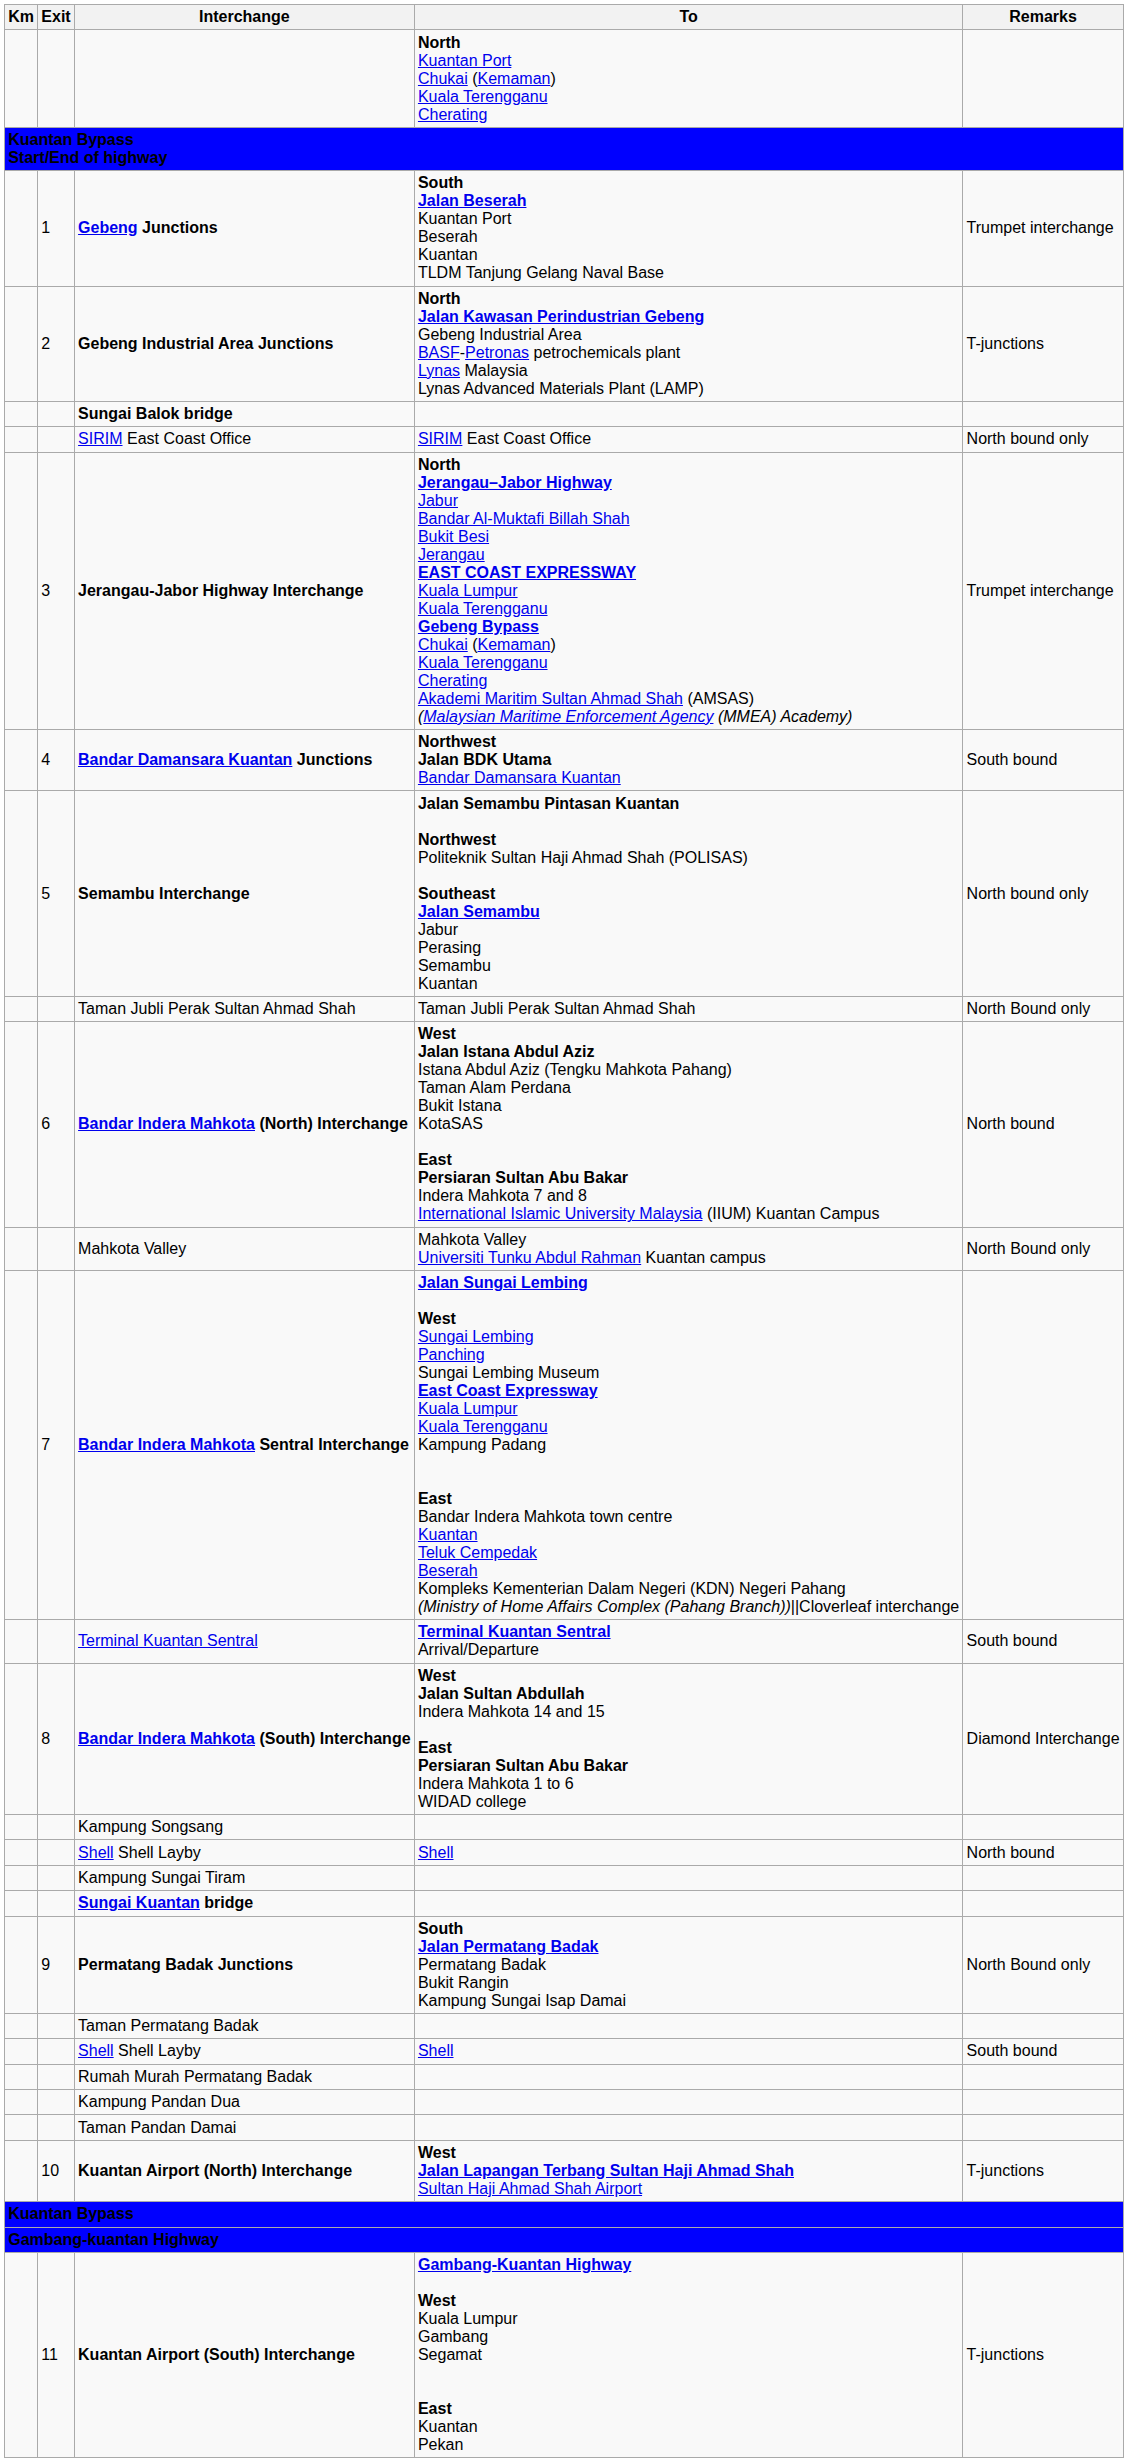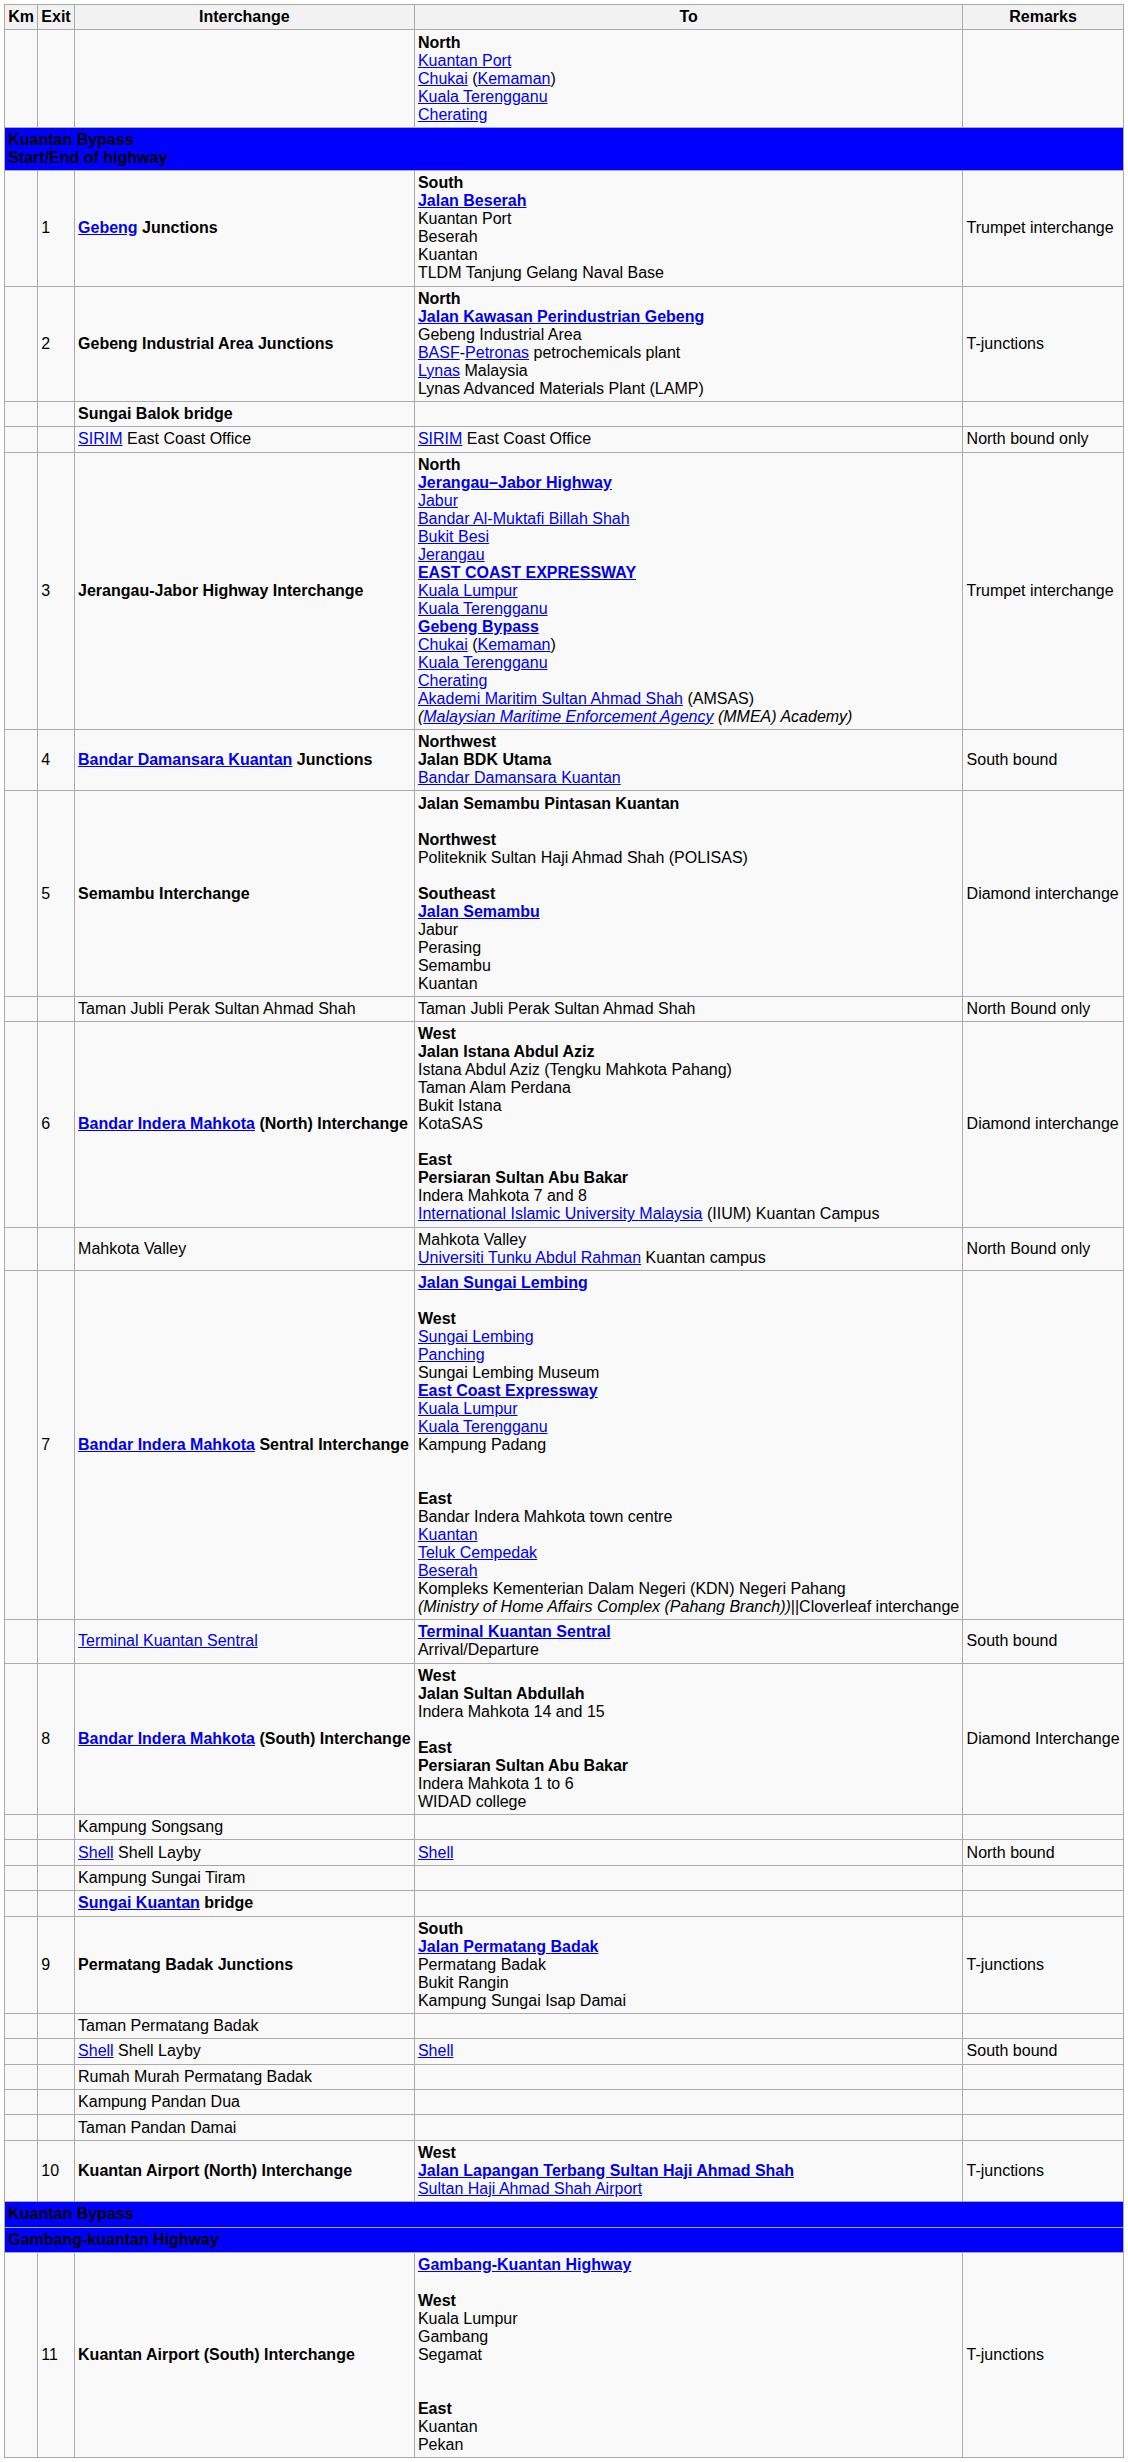(1028, 893) North bound only -> (1043, 893) Diamond interchange
(1011, 1124) North bound -> (1043, 1124) Diamond interchange
(1028, 1964) North Bound only -> (1005, 1964) T-junctions
